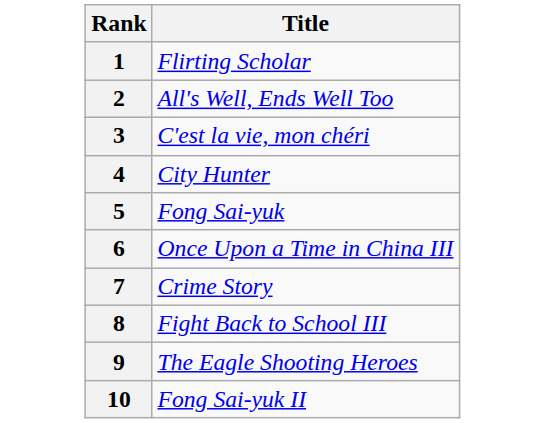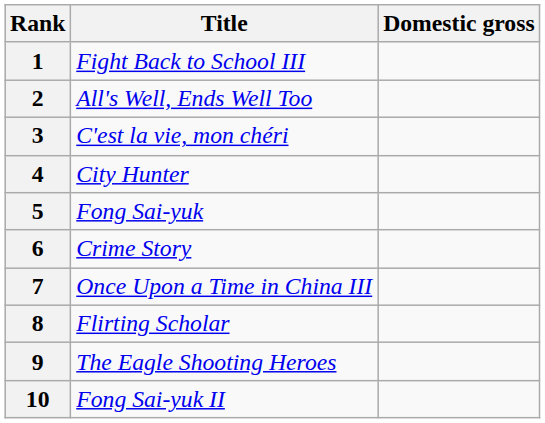+ column: (459, 23)
(234, 60) Flirting Scholar -> (191, 60) Fight Back to School III
(305, 248) Once Upon a Time in China III -> (134, 248) Crime Story
(215, 286) Crime Story -> (224, 286) Once Upon a Time in China III
(272, 323) Fight Back to School III -> (153, 323) Flirting Scholar
